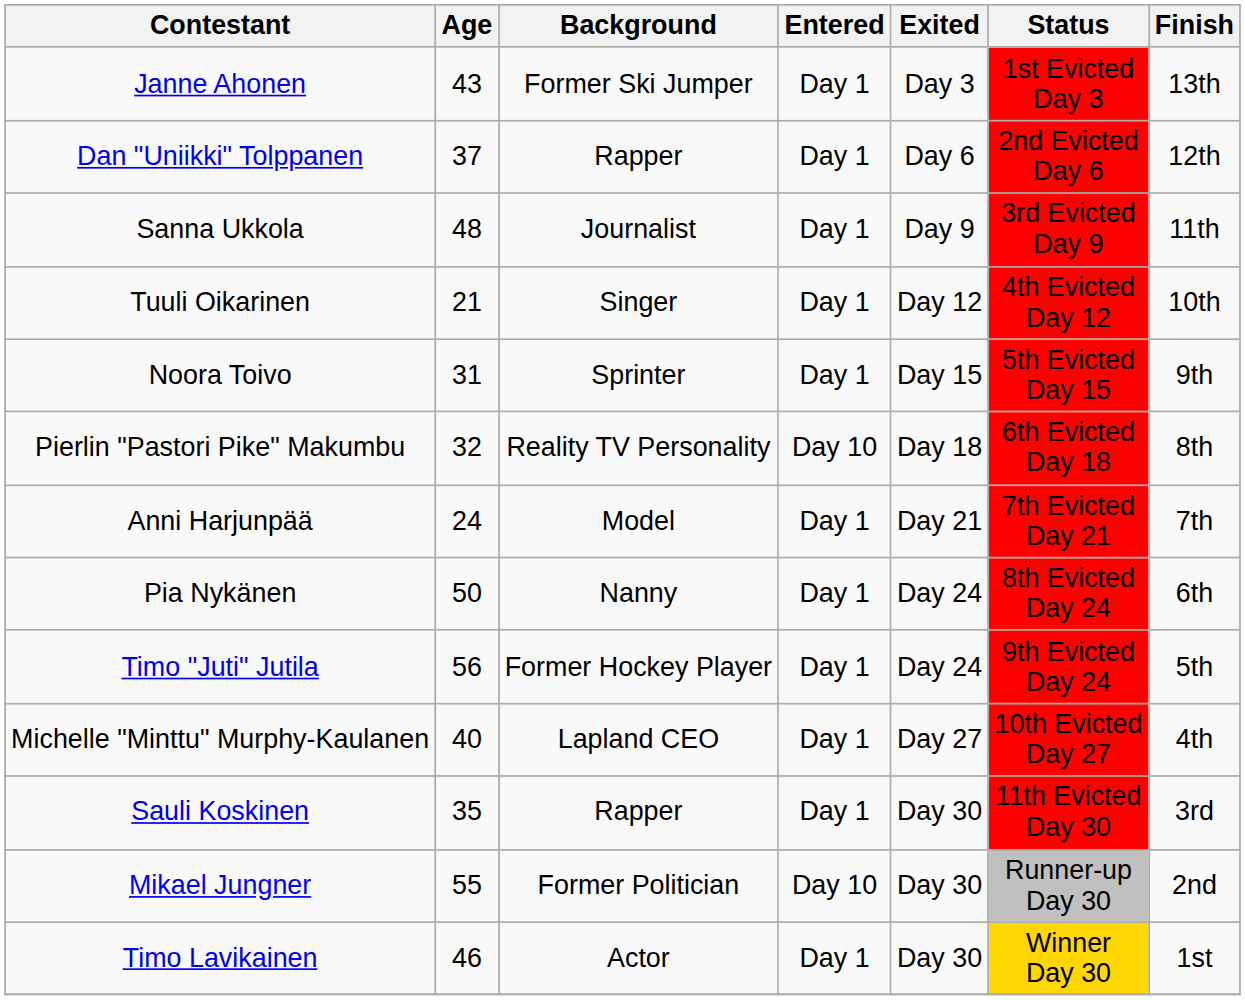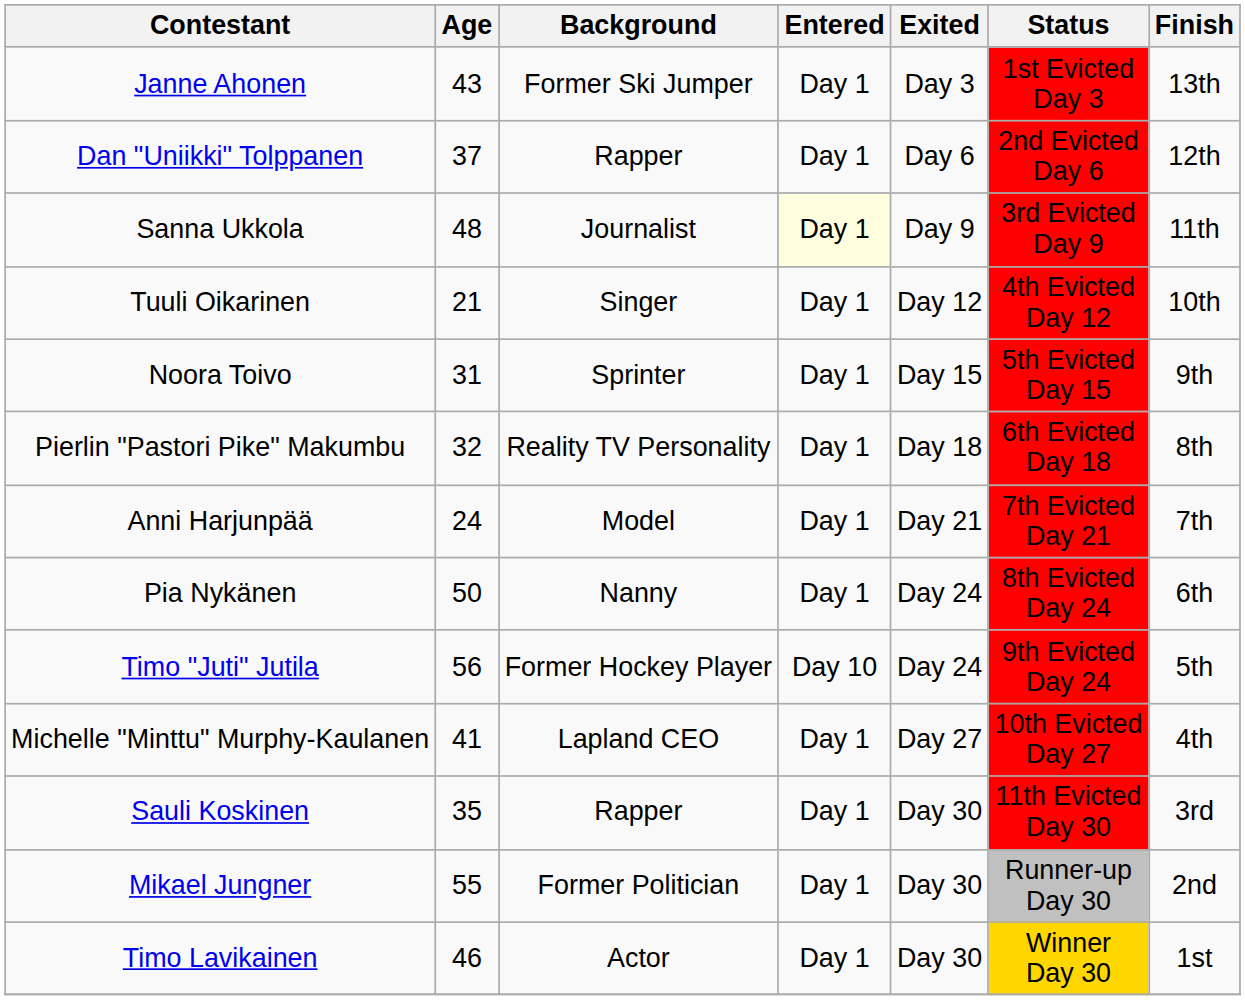(835, 229) no background -> (835, 229) lightyellow background
(835, 447) Day 10 -> (835, 447) Day 1
(835, 666) Day 1 -> (835, 666) Day 10
(467, 739) 40 -> (467, 739) 41
(835, 885) Day 10 -> (835, 885) Day 1
